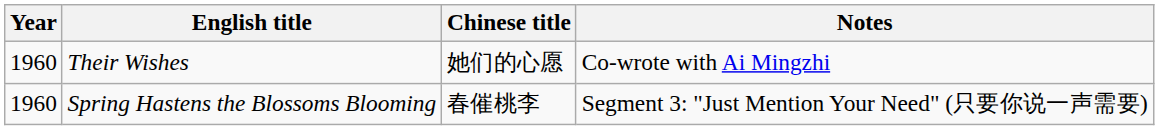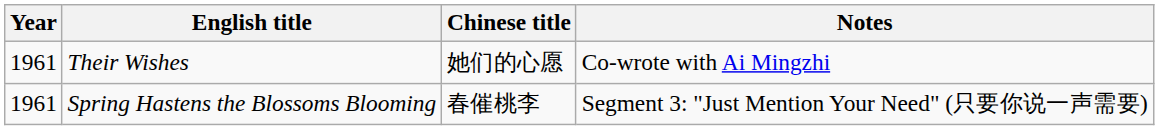(33, 62) 1960 -> (33, 62) 1961
(33, 103) 1960 -> (33, 103) 1961
